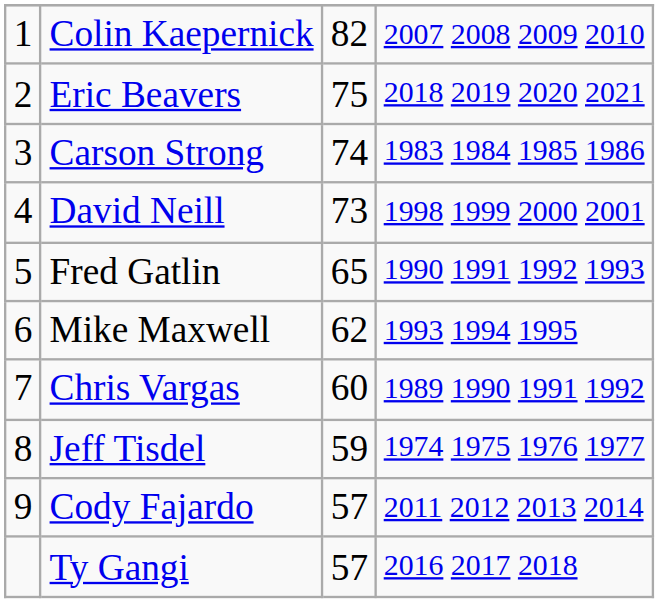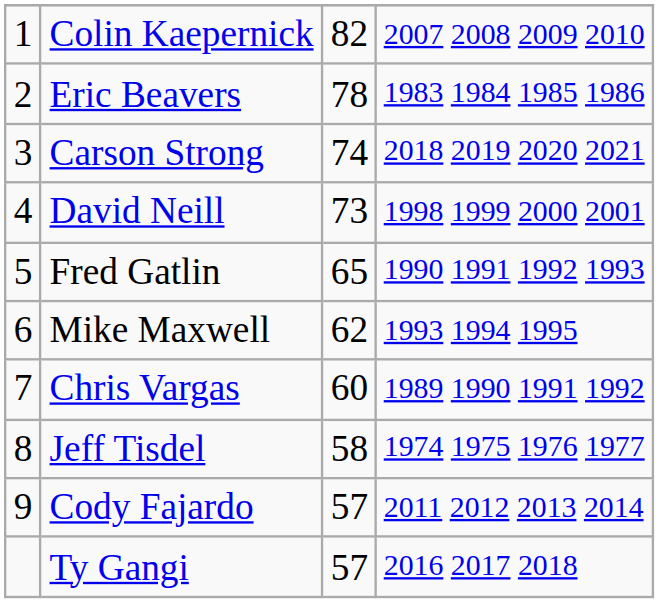(349, 93) 75 -> (349, 93) 78
(514, 93) 2018 2019 2020 2021 -> (514, 93) 1983 1984 1985 1986
(514, 152) 1983 1984 1985 1986 -> (514, 152) 2018 2019 2020 2021
(349, 447) 59 -> (349, 447) 58
